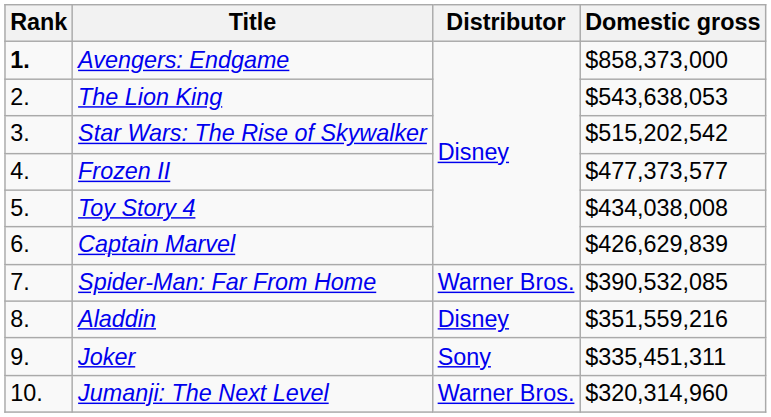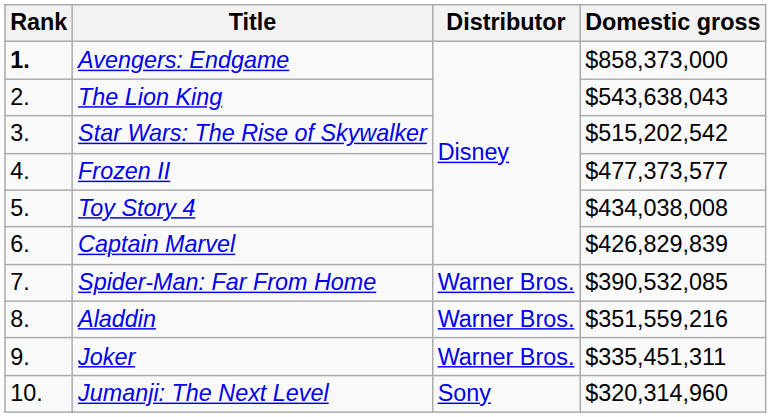(657, 97) $543,638,053 -> (657, 97) $543,638,043
(657, 245) $426,629,839 -> (657, 245) $426,829,839
(473, 319) Disney -> (506, 319) Warner Bros.
(464, 356) Sony -> (506, 356) Warner Bros.
(506, 393) Warner Bros. -> (464, 393) Sony
